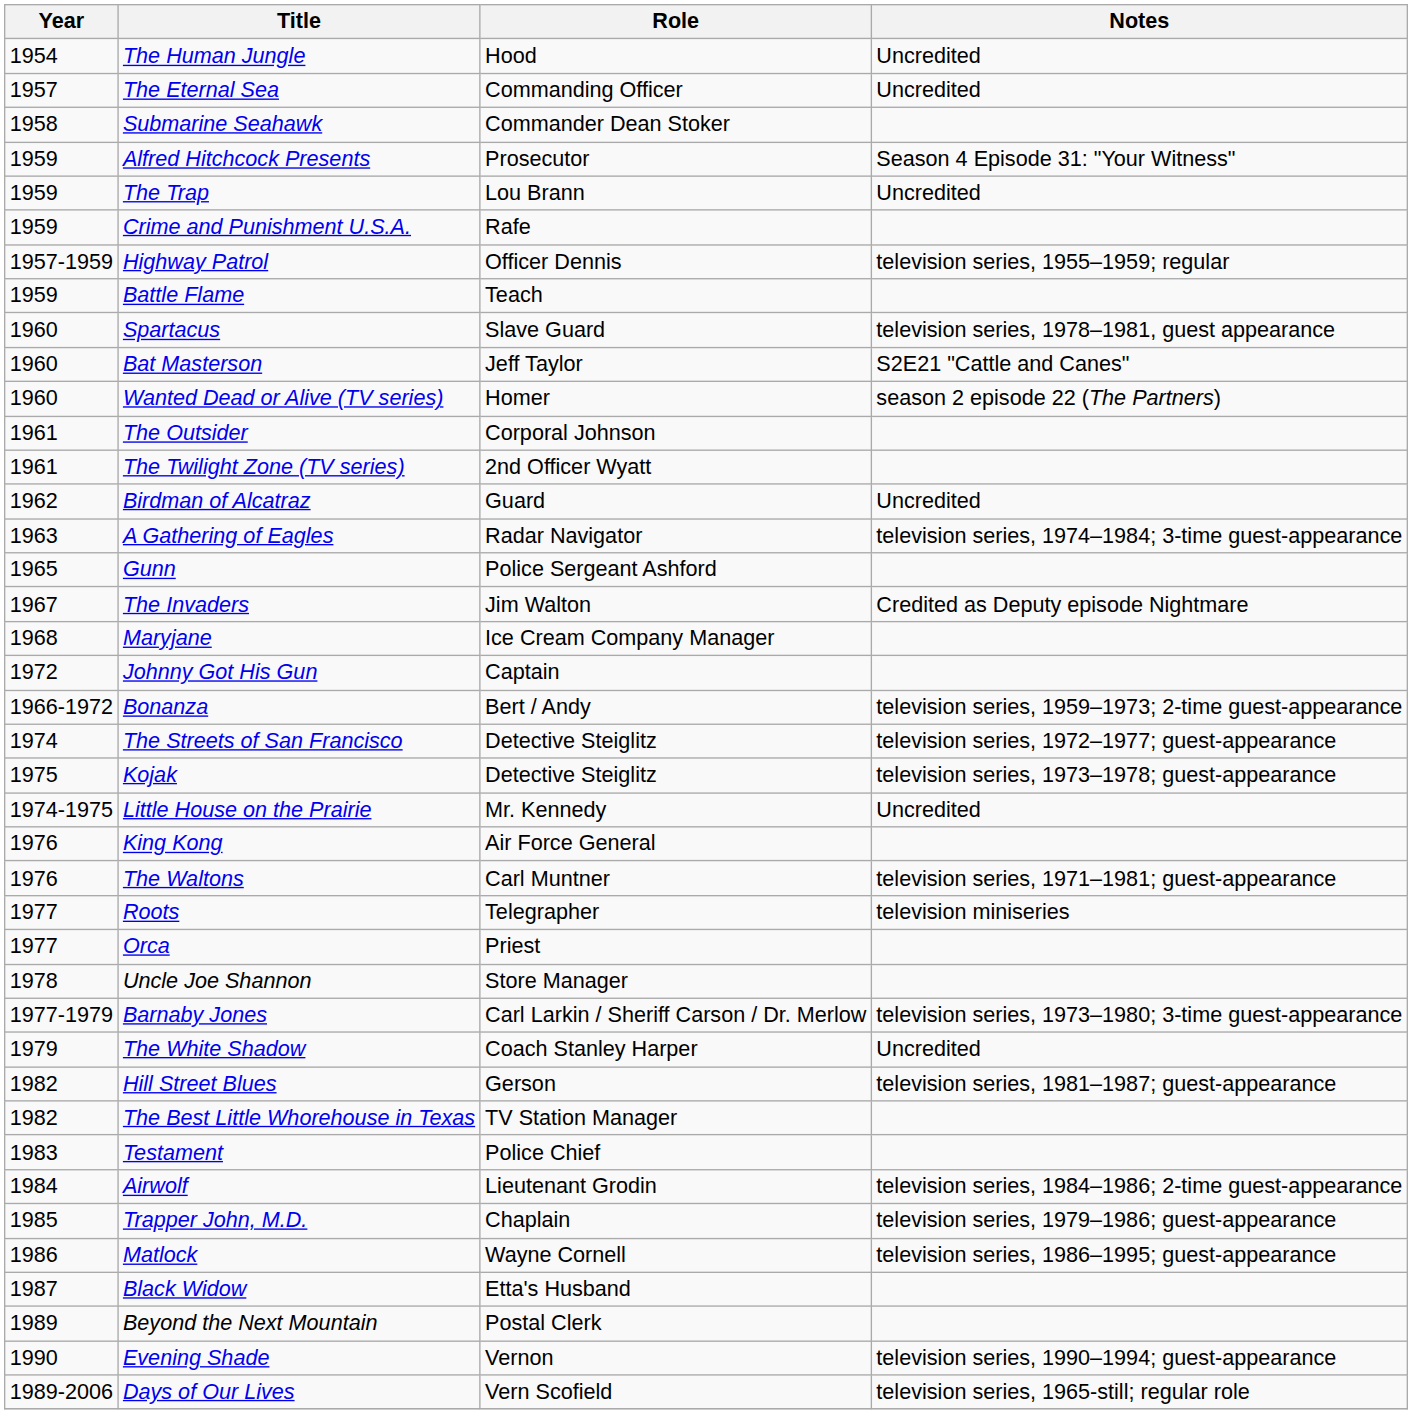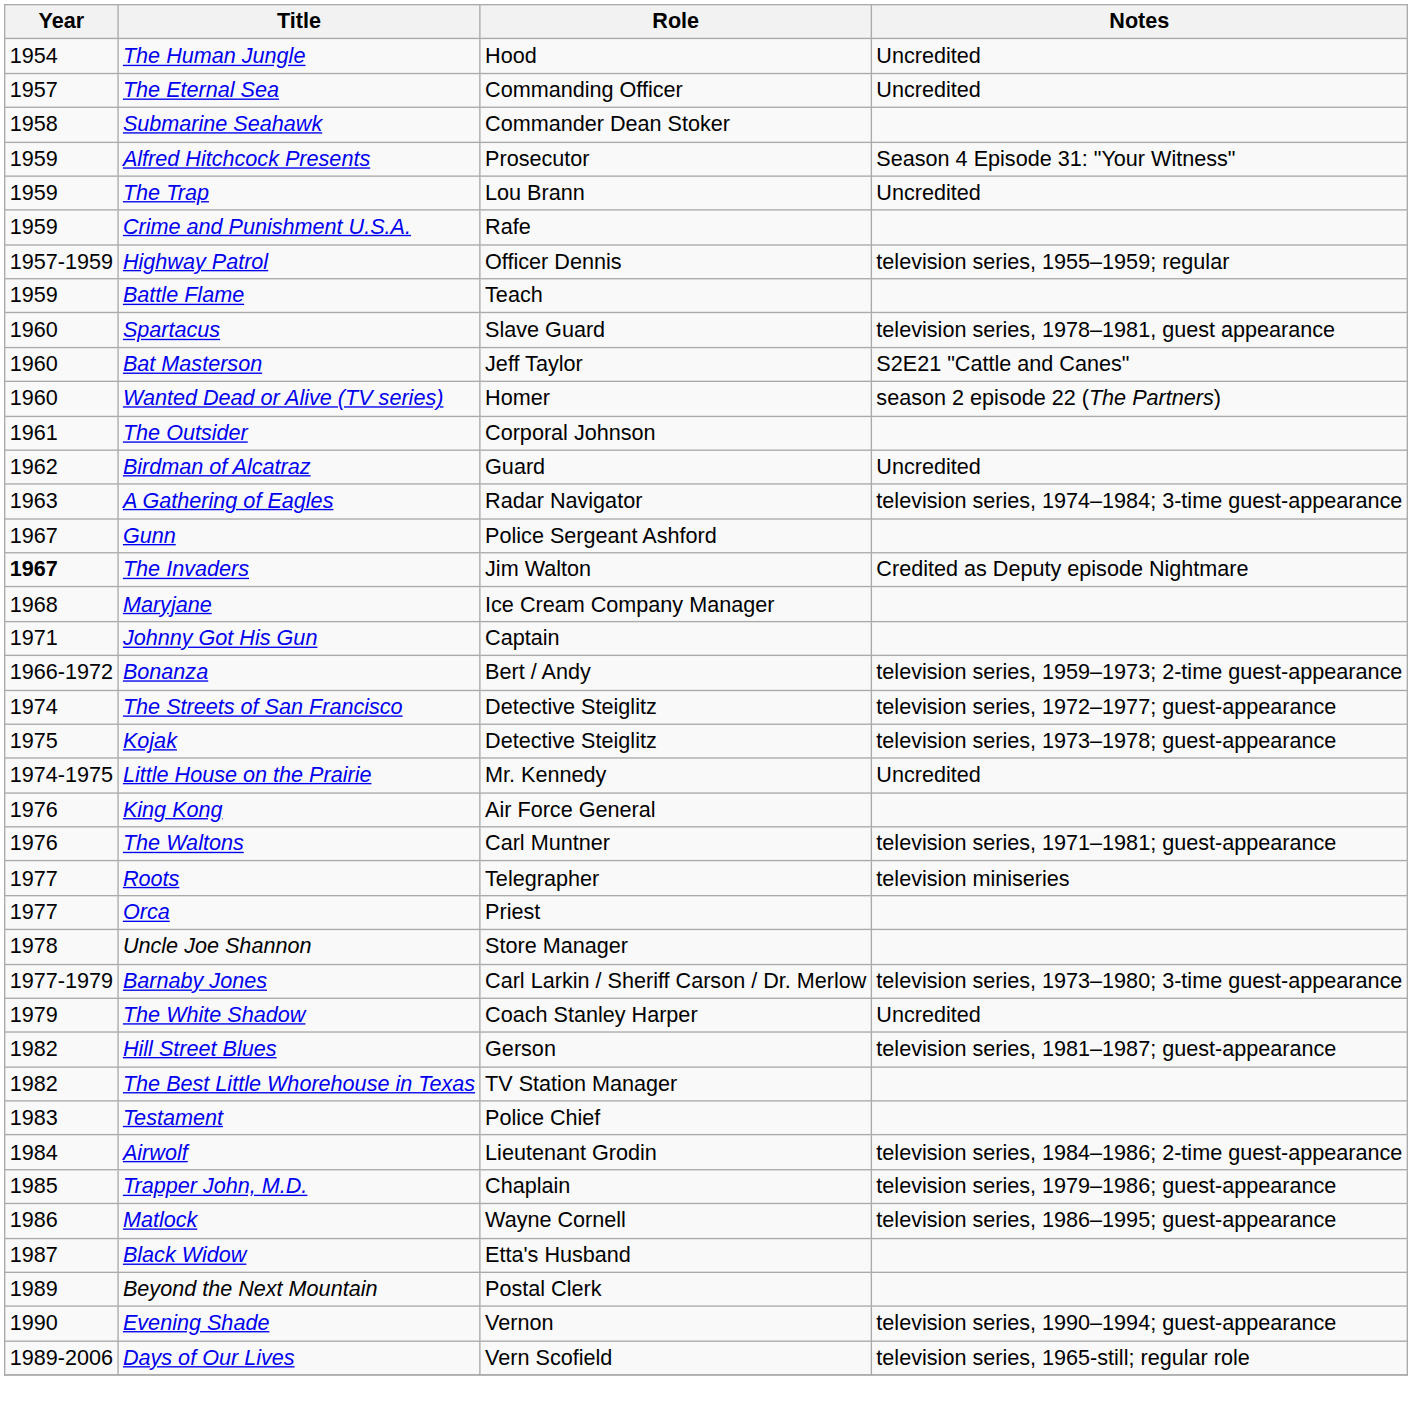- row: (264, 466)
(34, 569) 1965 -> (34, 535) 1967
(34, 603) normal -> (34, 569) bold
(34, 672) 1972 -> (34, 638) 1971
